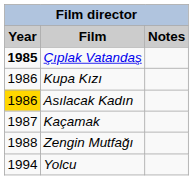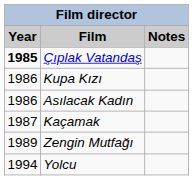(22, 100) gold background -> (22, 100) no background
(22, 143) 1988 -> (22, 143) 1989
